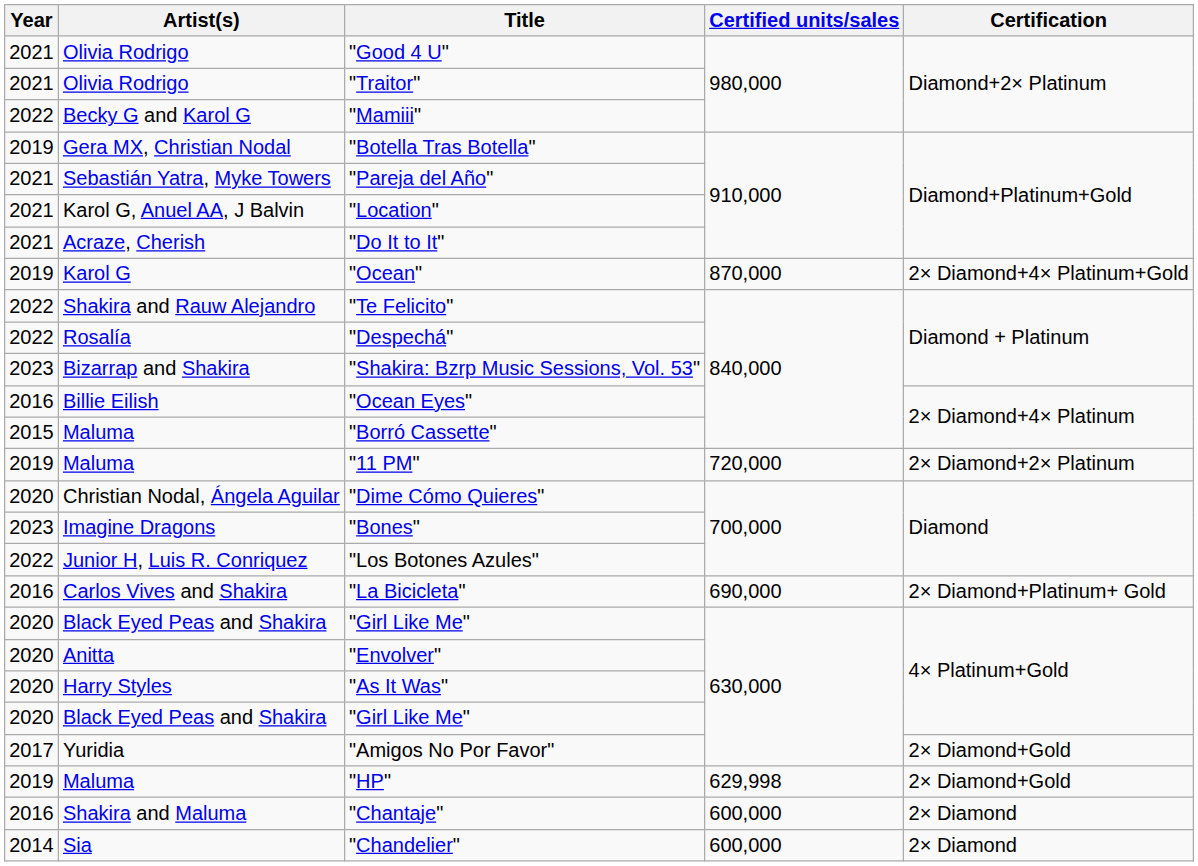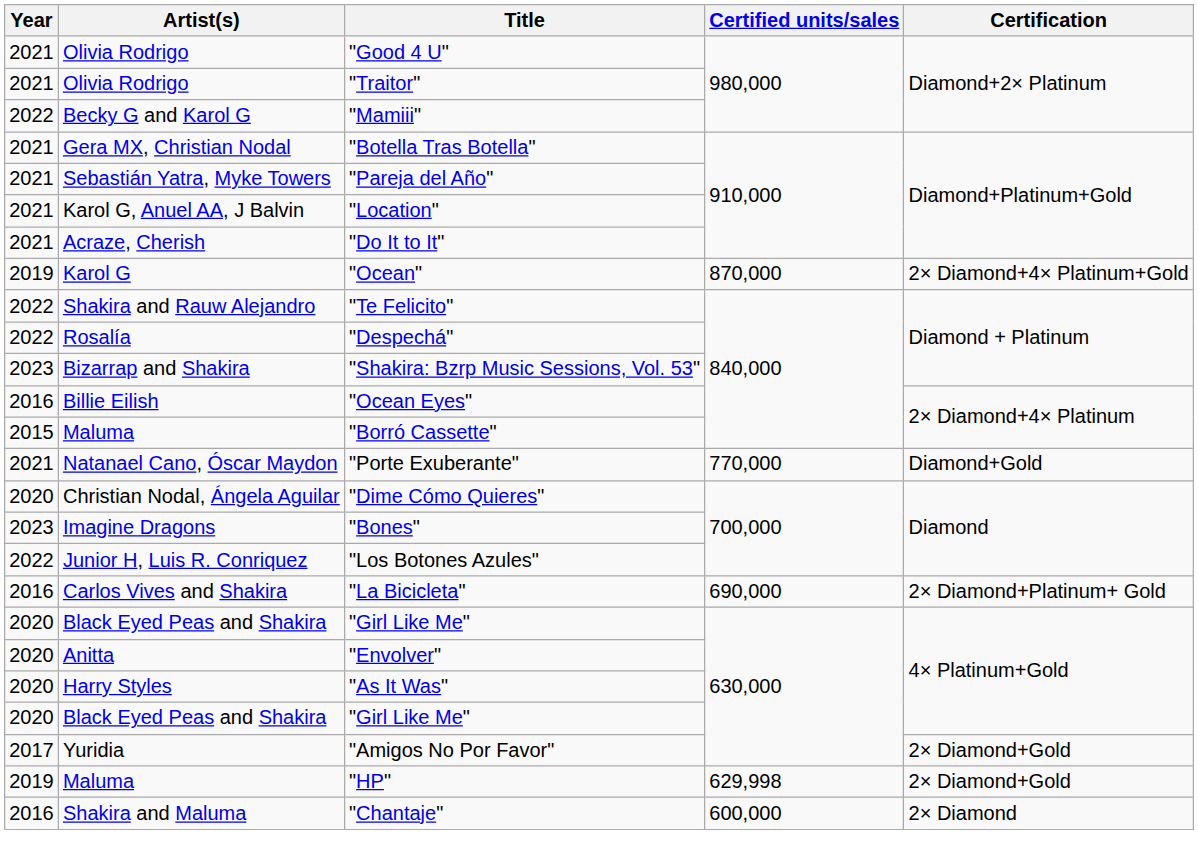(31, 147) 2019 -> (31, 147) 2021
+ row: (200, 464)
- row: (99, 464)
- row: (77, 845)
